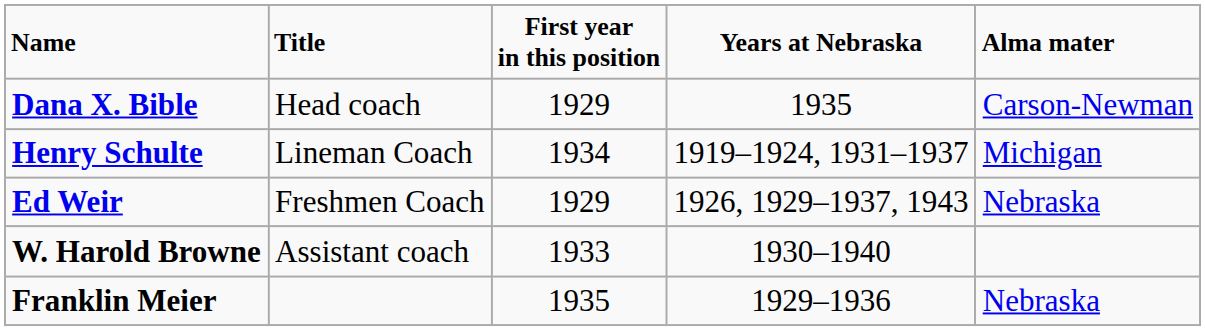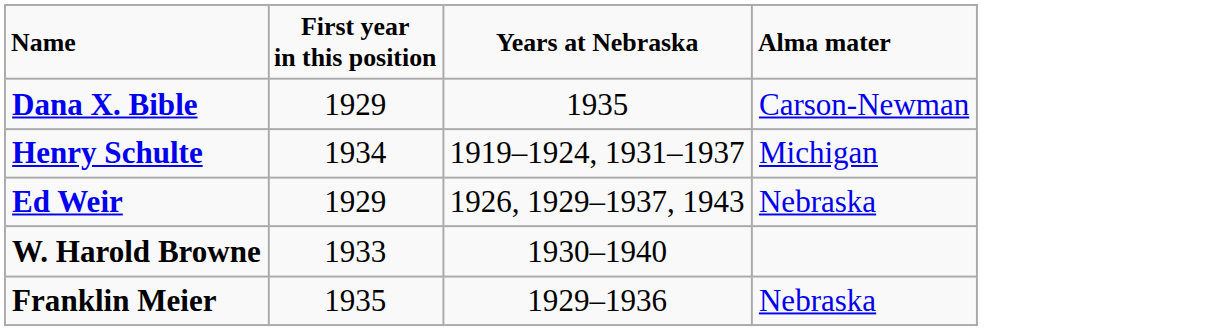- column: (300, 41)
